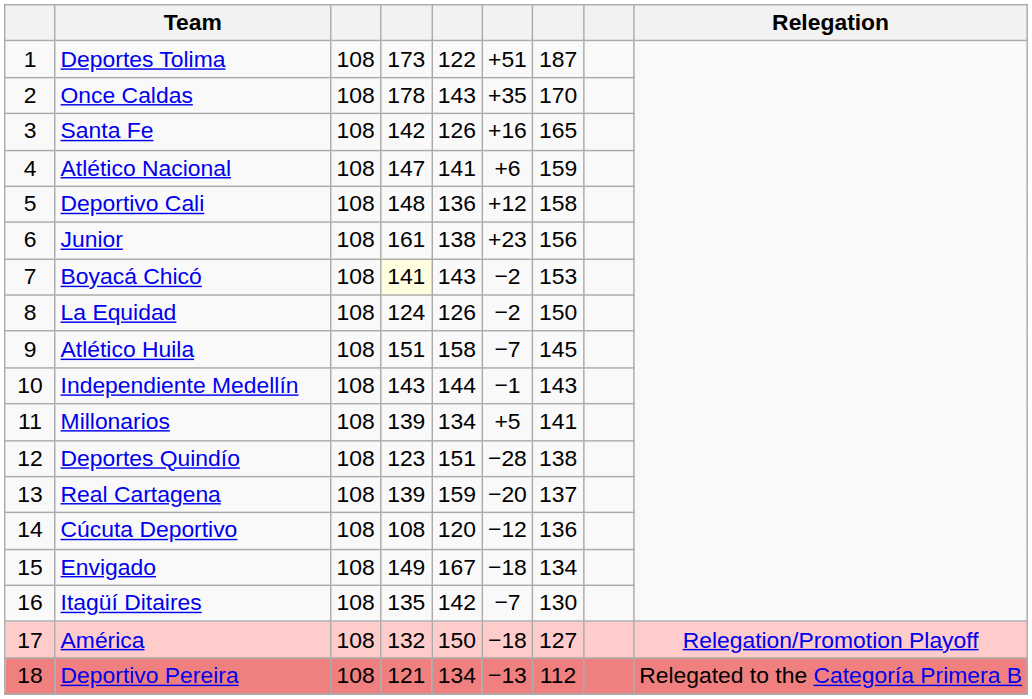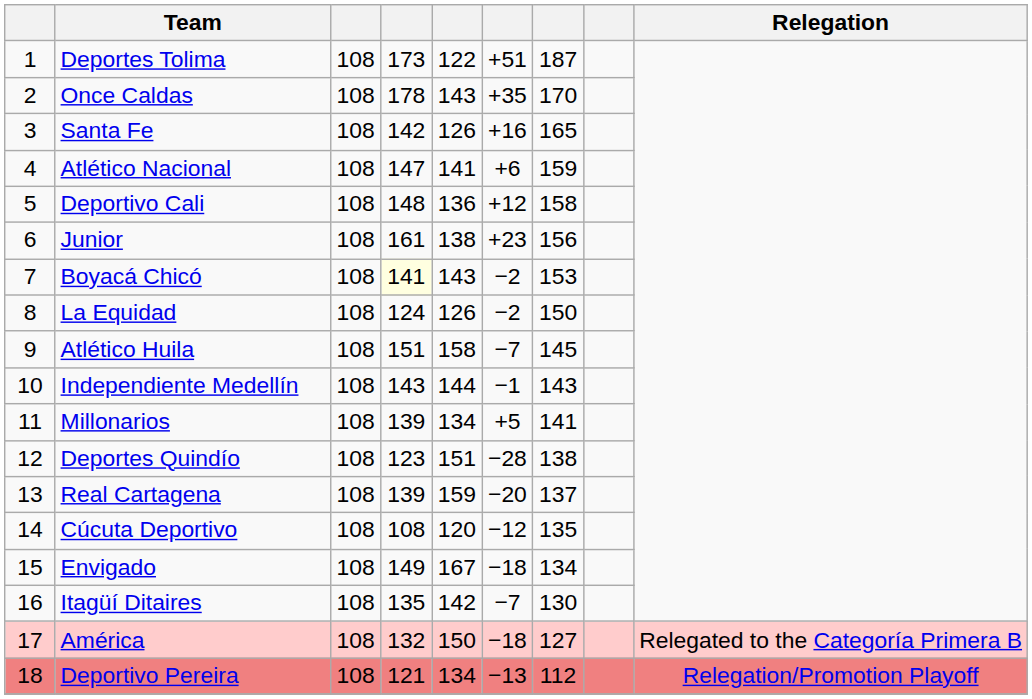(558, 530) 136 -> (558, 530) 135
(831, 639) Relegation/Promotion Playoff -> (831, 639) Relegated to the Categoría Primera B
(831, 675) Relegated to the Categoría Primera B -> (831, 675) Relegation/Promotion Playoff
